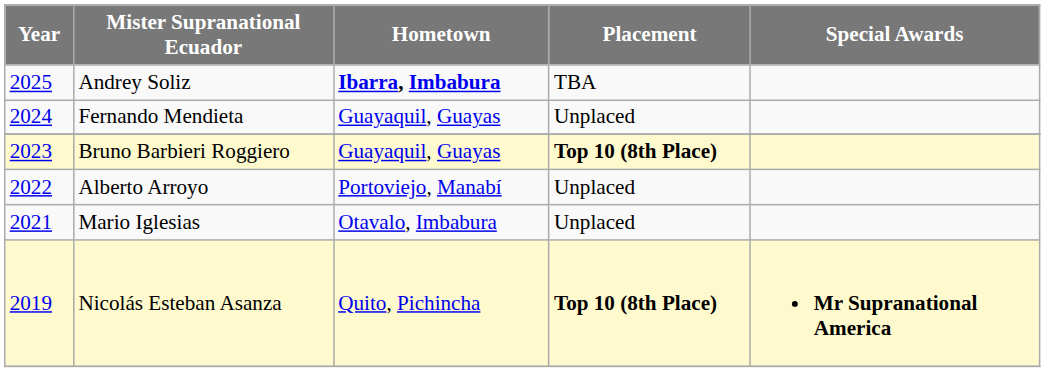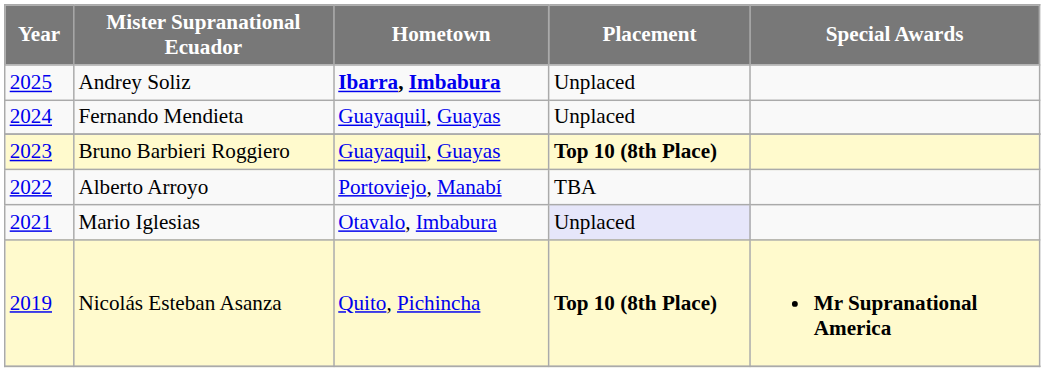(575, 82) TBA -> (594, 82) Unplaced
(594, 186) Unplaced -> (575, 186) TBA
(594, 221) no background -> (594, 221) lavender background
